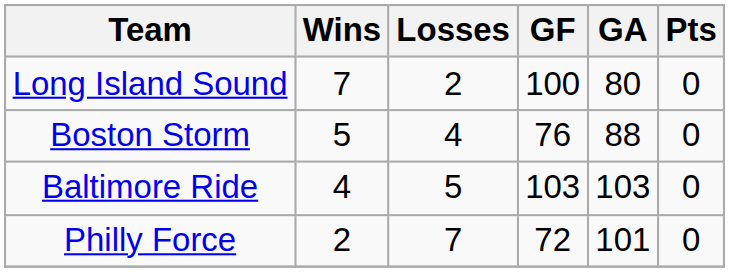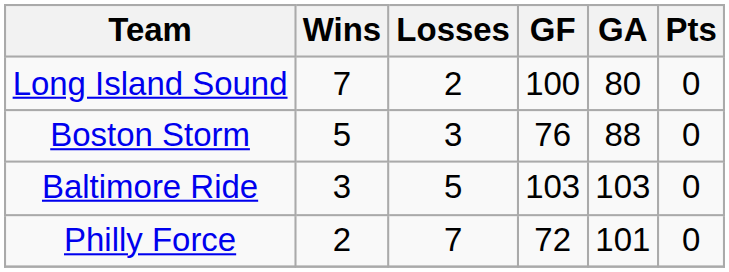(453, 135) 4 -> (453, 135) 3
(342, 187) 4 -> (342, 187) 3
